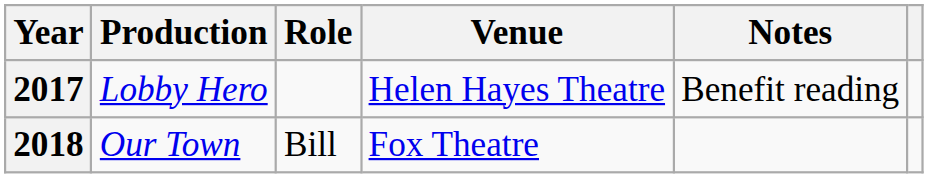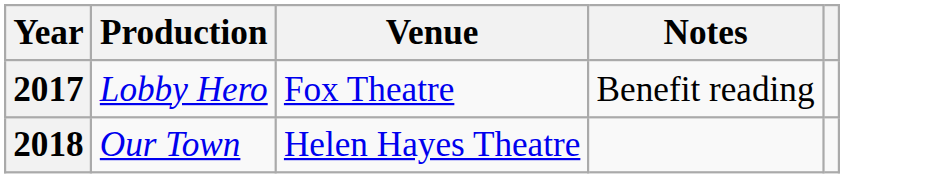- column: (318, 32)
(517, 88) Helen Hayes Theatre -> (369, 88) Fox Theatre
(454, 144) Fox Theatre -> (432, 144) Helen Hayes Theatre
